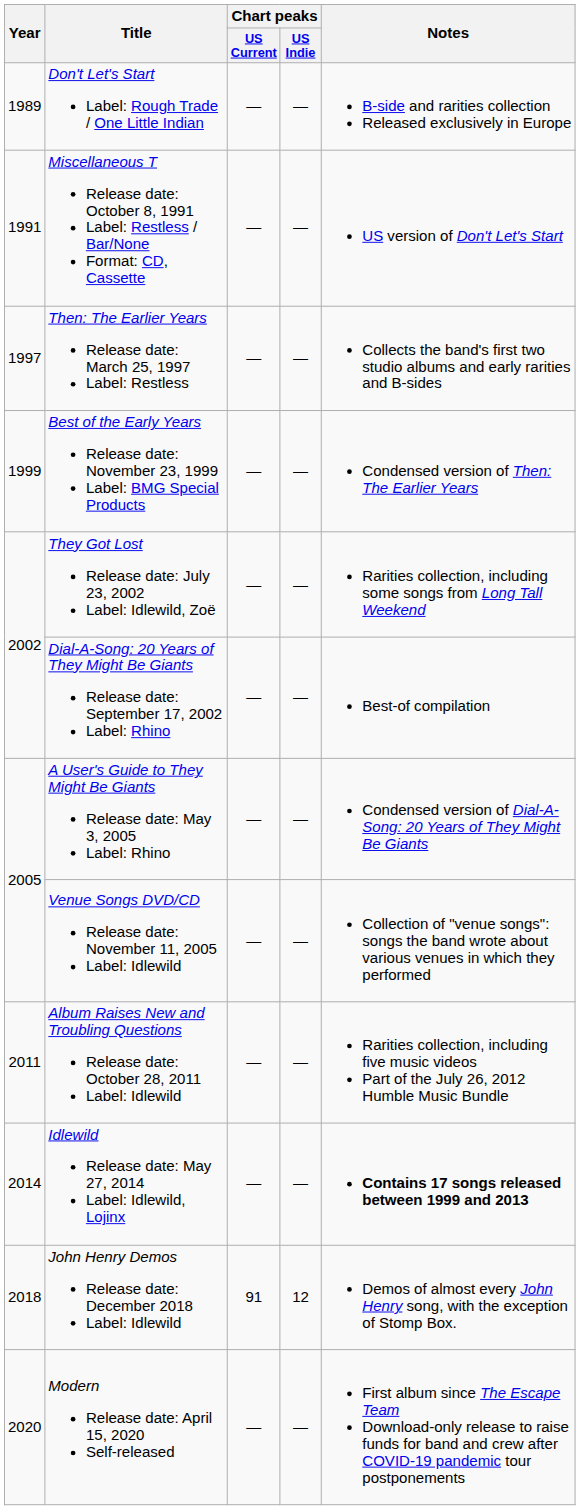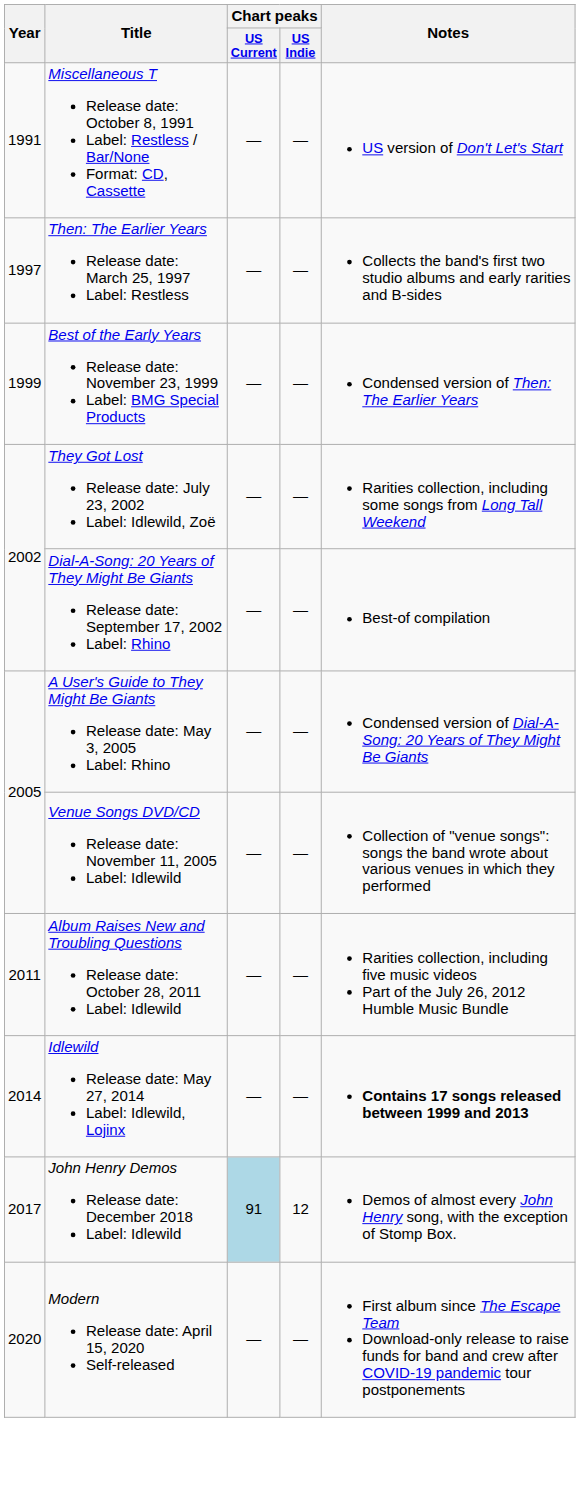- row: (136, 99)
(25, 1297) 2018 -> (25, 1209) 2017
(254, 1297) no background -> (254, 1209) lightblue background
